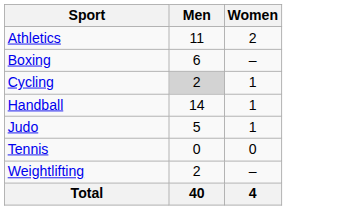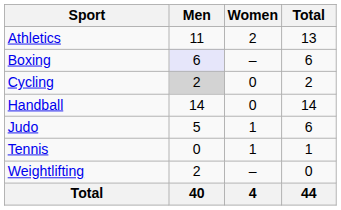+ column: (309, 15)
(197, 60) no background -> (197, 60) lavender background
(253, 82) 1 -> (253, 82) 0
(253, 104) 1 -> (253, 104) 0
(253, 149) 0 -> (253, 149) 1
